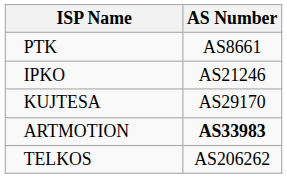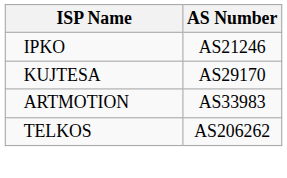- row: (40, 46)
(232, 131) bold -> (232, 103) normal
